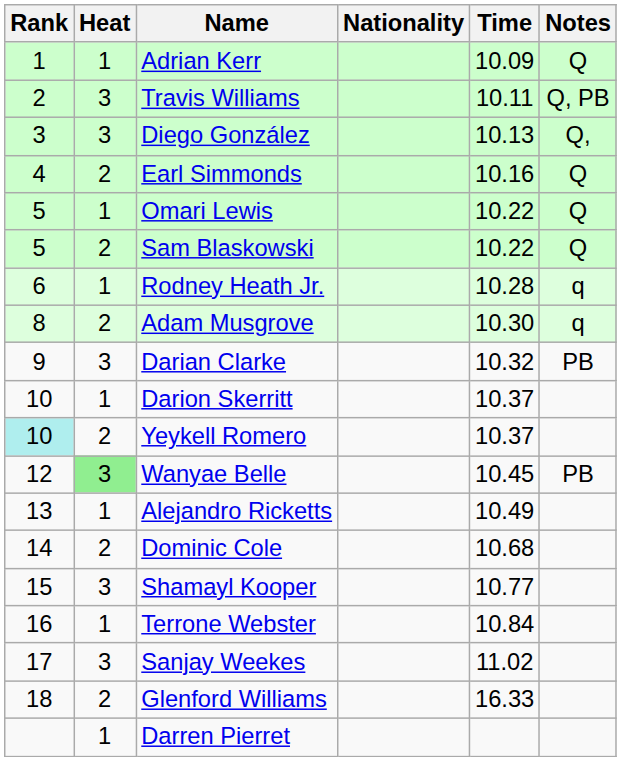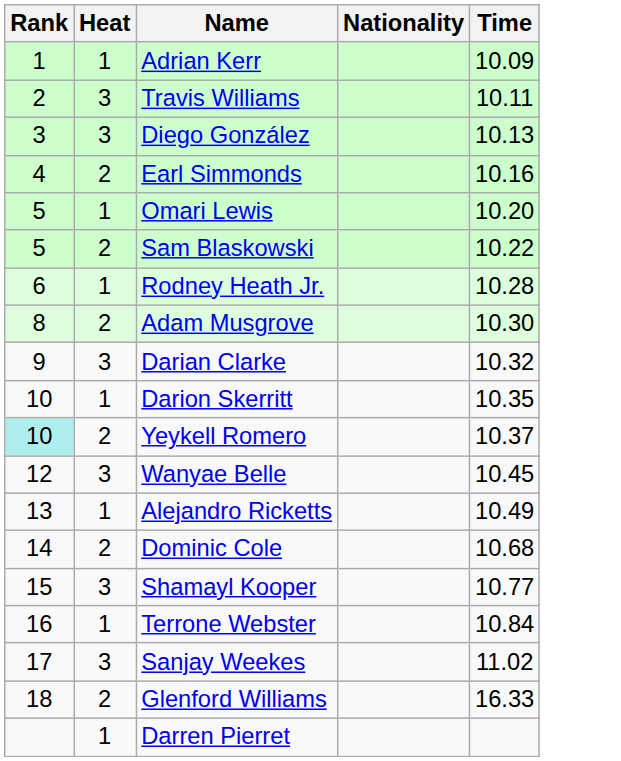- column: (578, 23)
(505, 211) 10.22 -> (505, 211) 10.20
(505, 398) 10.37 -> (505, 398) 10.35
(105, 473) lightgreen background -> (105, 473) no background
